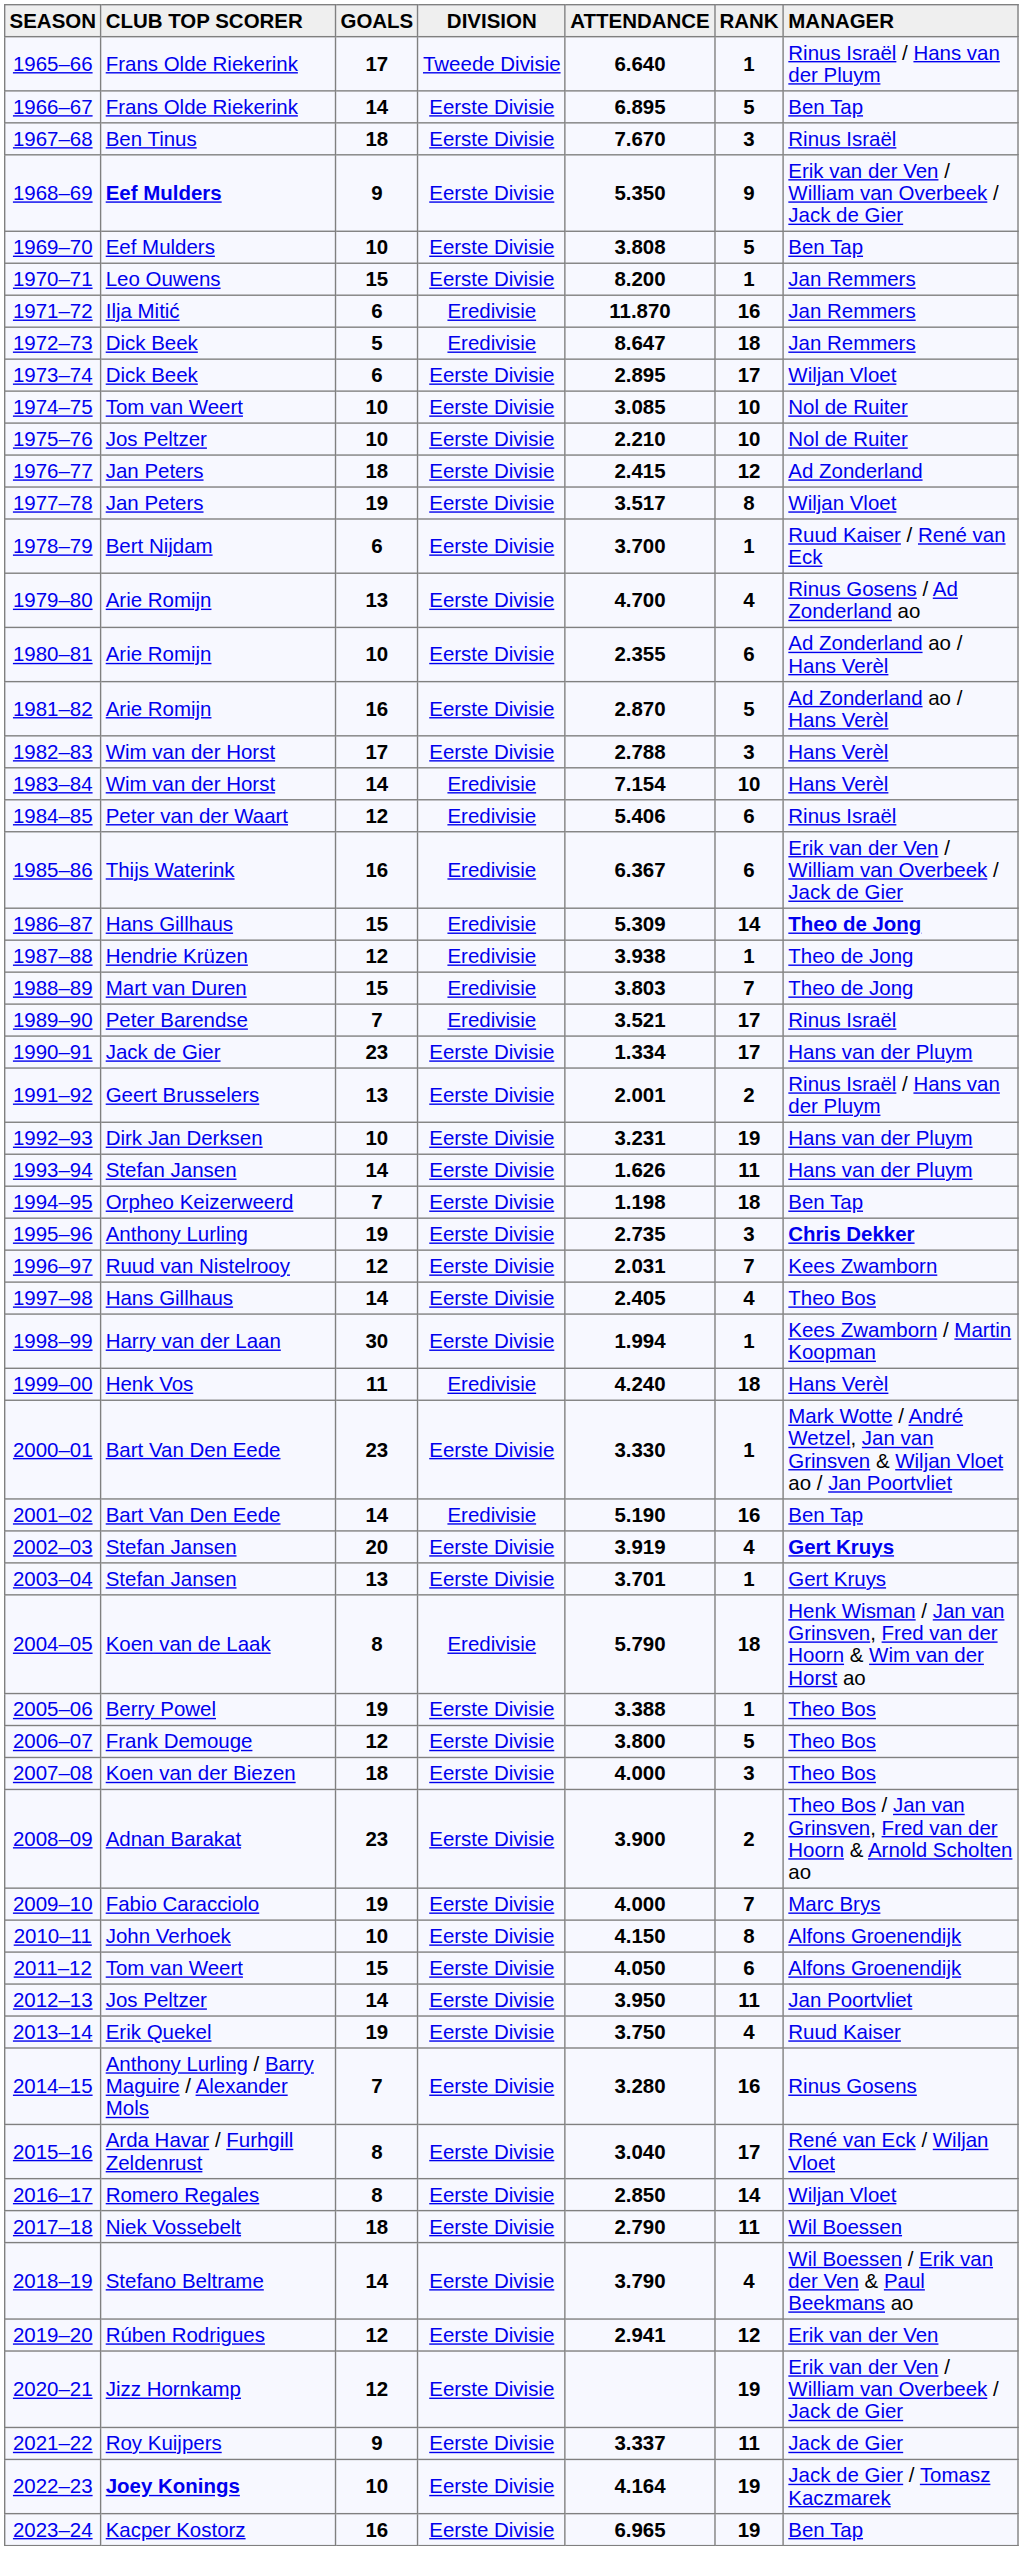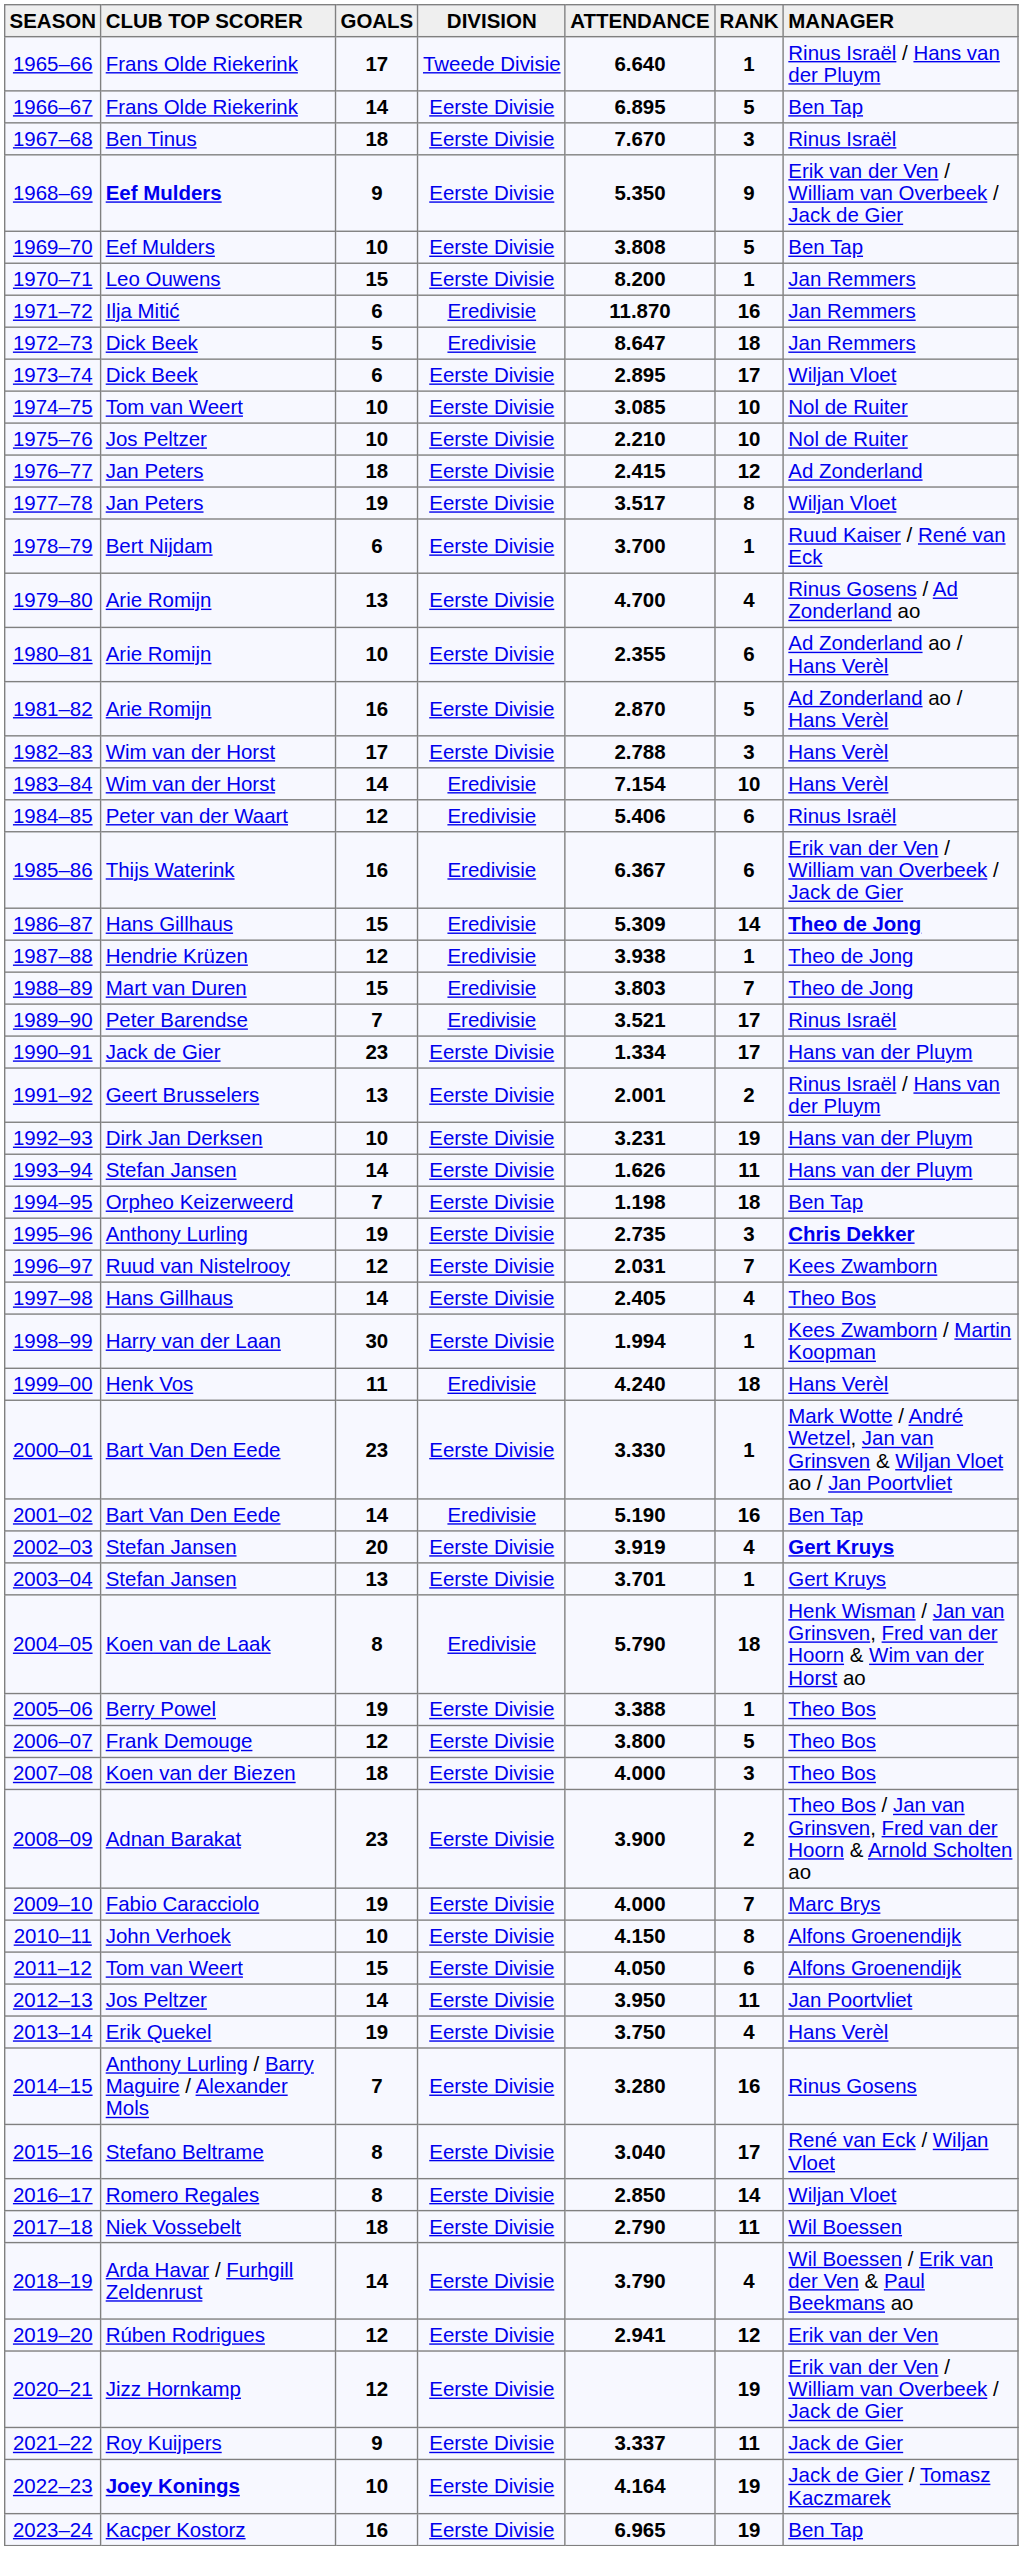(845, 2032) Ruud Kaiser -> (838, 2032) Hans Verèl
(200, 2152) Arda Havar / Furhgill Zeldenrust -> (185, 2152) Stefano Beltrame
(185, 2281) Stefano Beltrame -> (200, 2281) Arda Havar / Furhgill Zeldenrust
